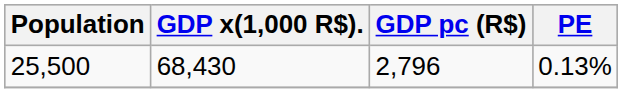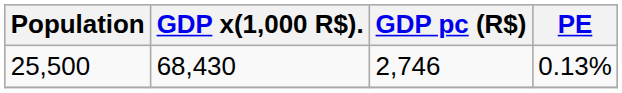(408, 66) 2,796 -> (408, 66) 2,746
